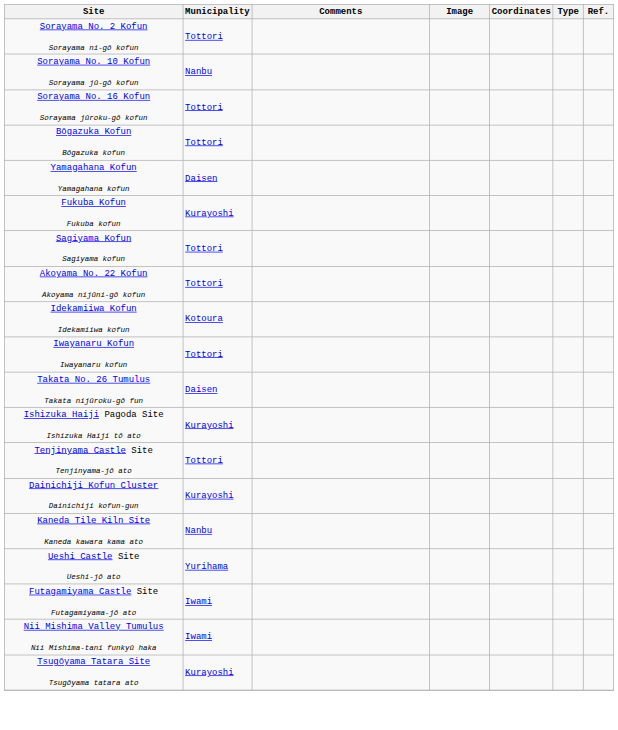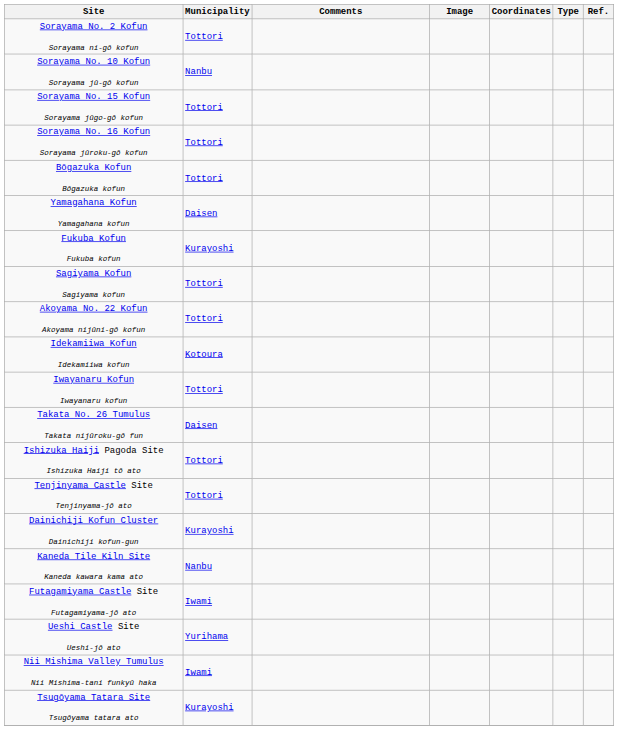+ row: (94, 107)
(209, 425) Kurayoshi -> (204, 460) Tottori
rows swapped: (94, 601) <-> (94, 566)
